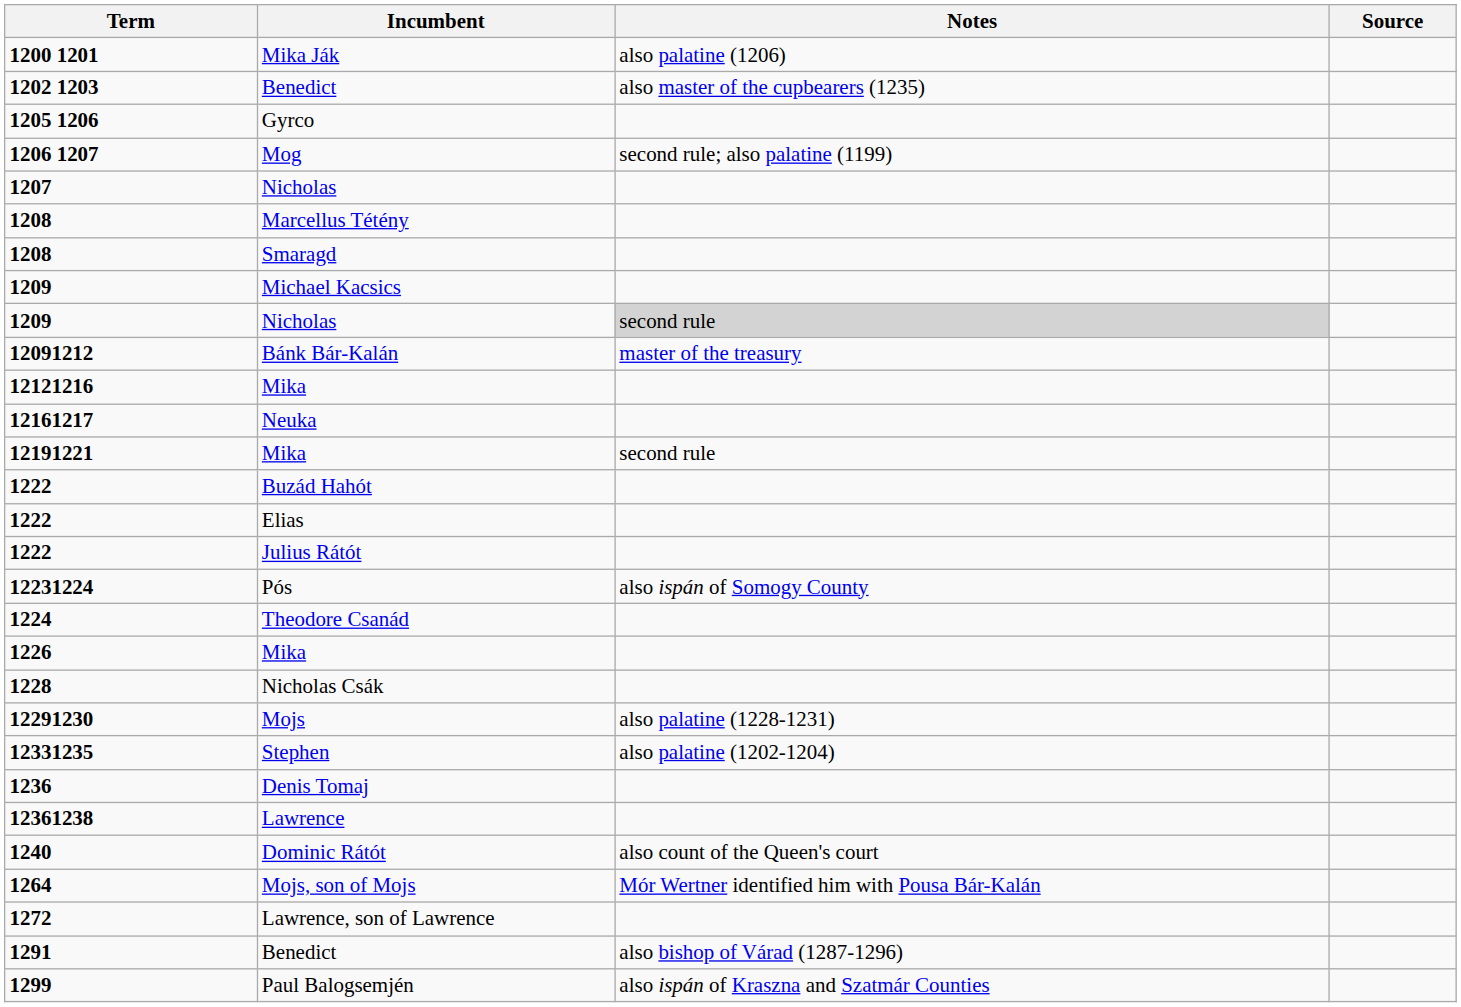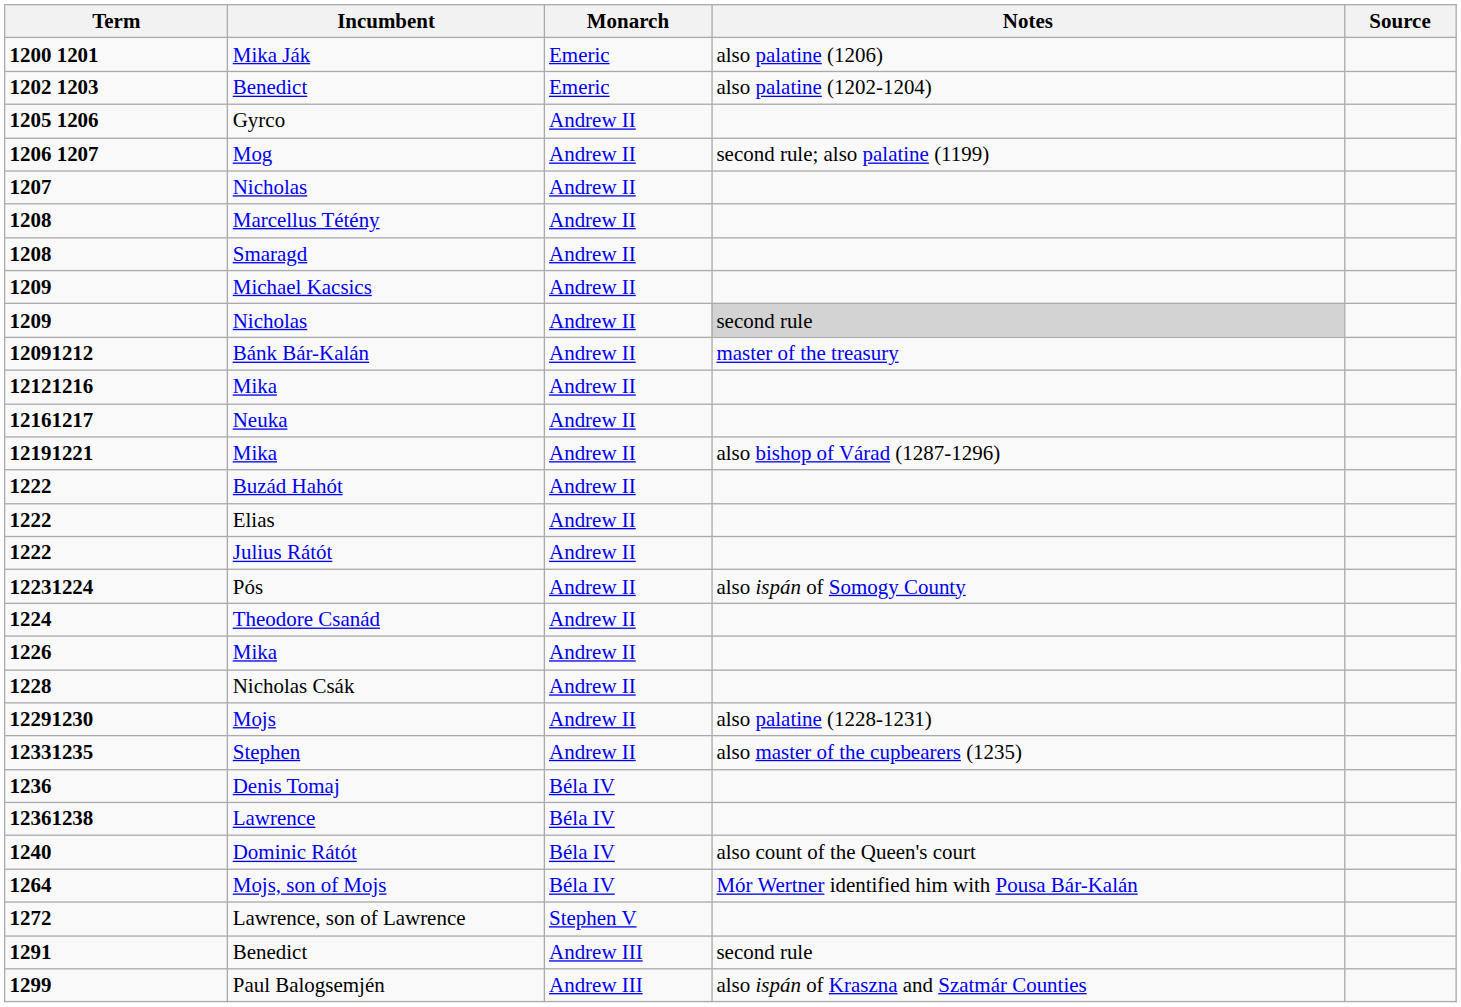+ column: (628, 21)
(772, 87) also master of the cupbearers (1235) -> (824, 87) also palatine (1202-1204)
(667, 453) second rule -> (858, 453) also bishop of Várad (1287-1296)
(727, 752) also palatine (1202-1204) -> (869, 752) also master of the cupbearers (1235)
(761, 951) also bishop of Várad (1287-1296) -> (764, 951) second rule
